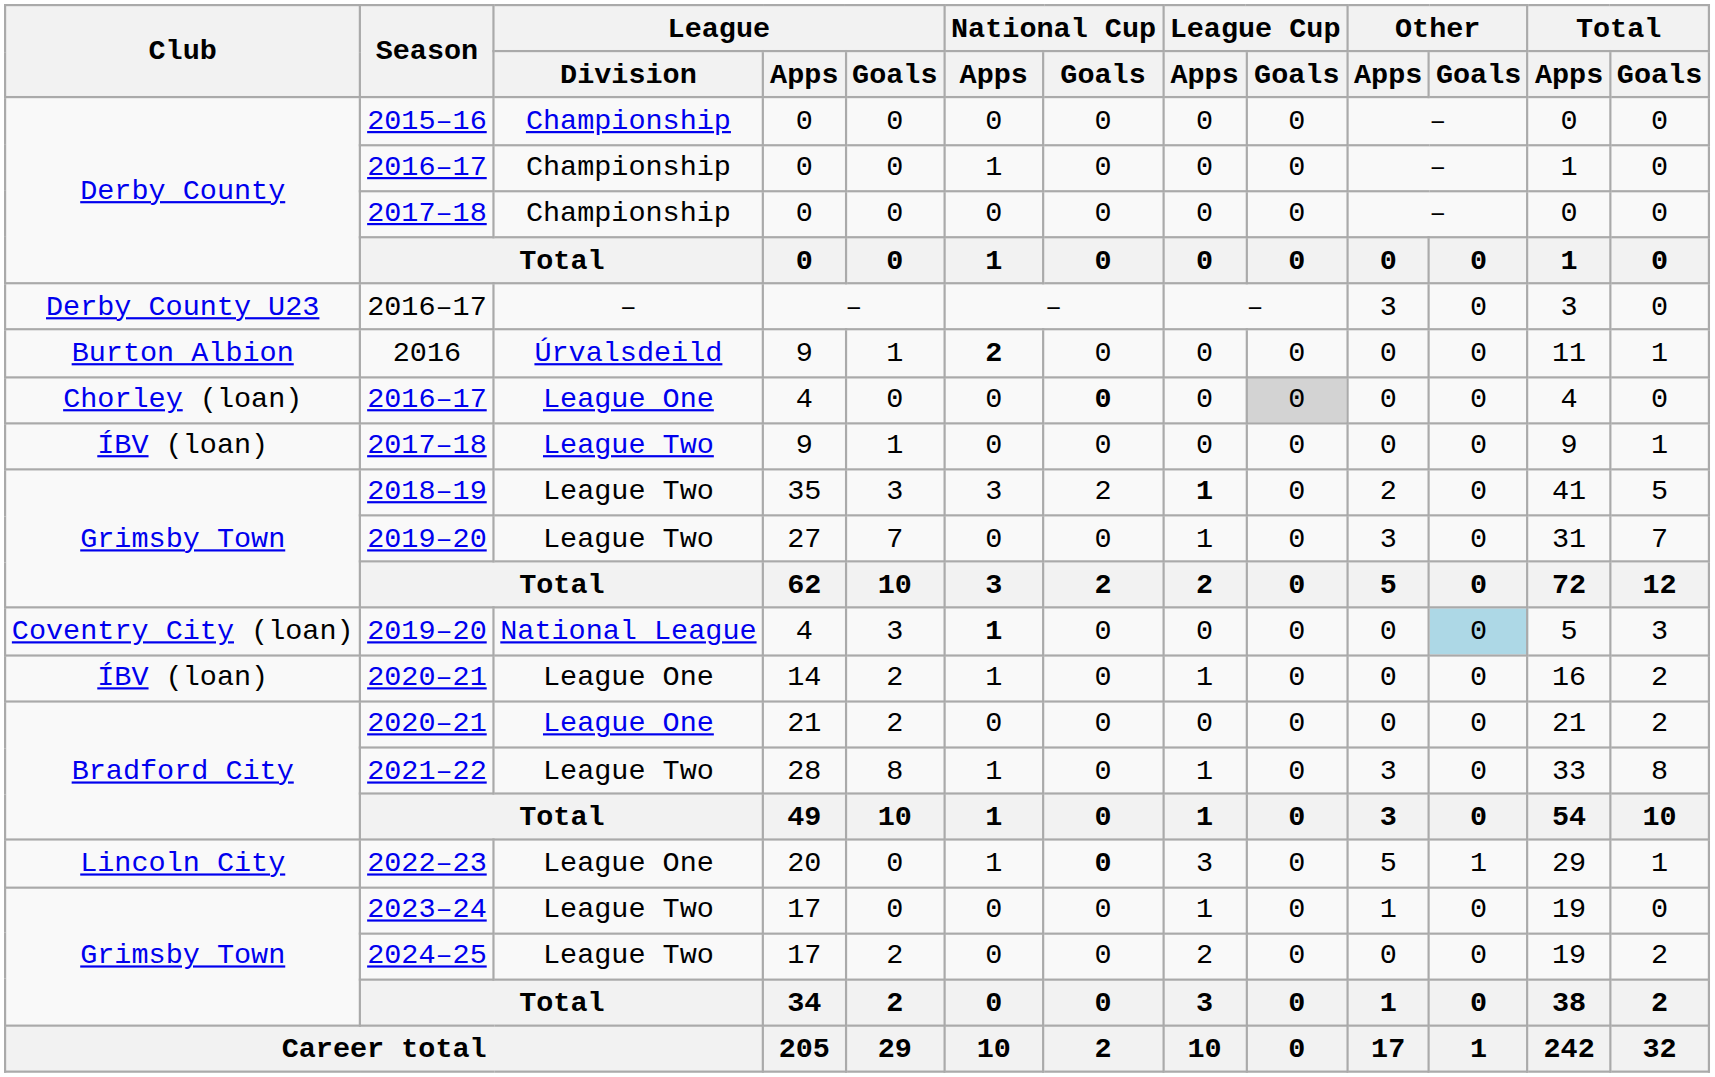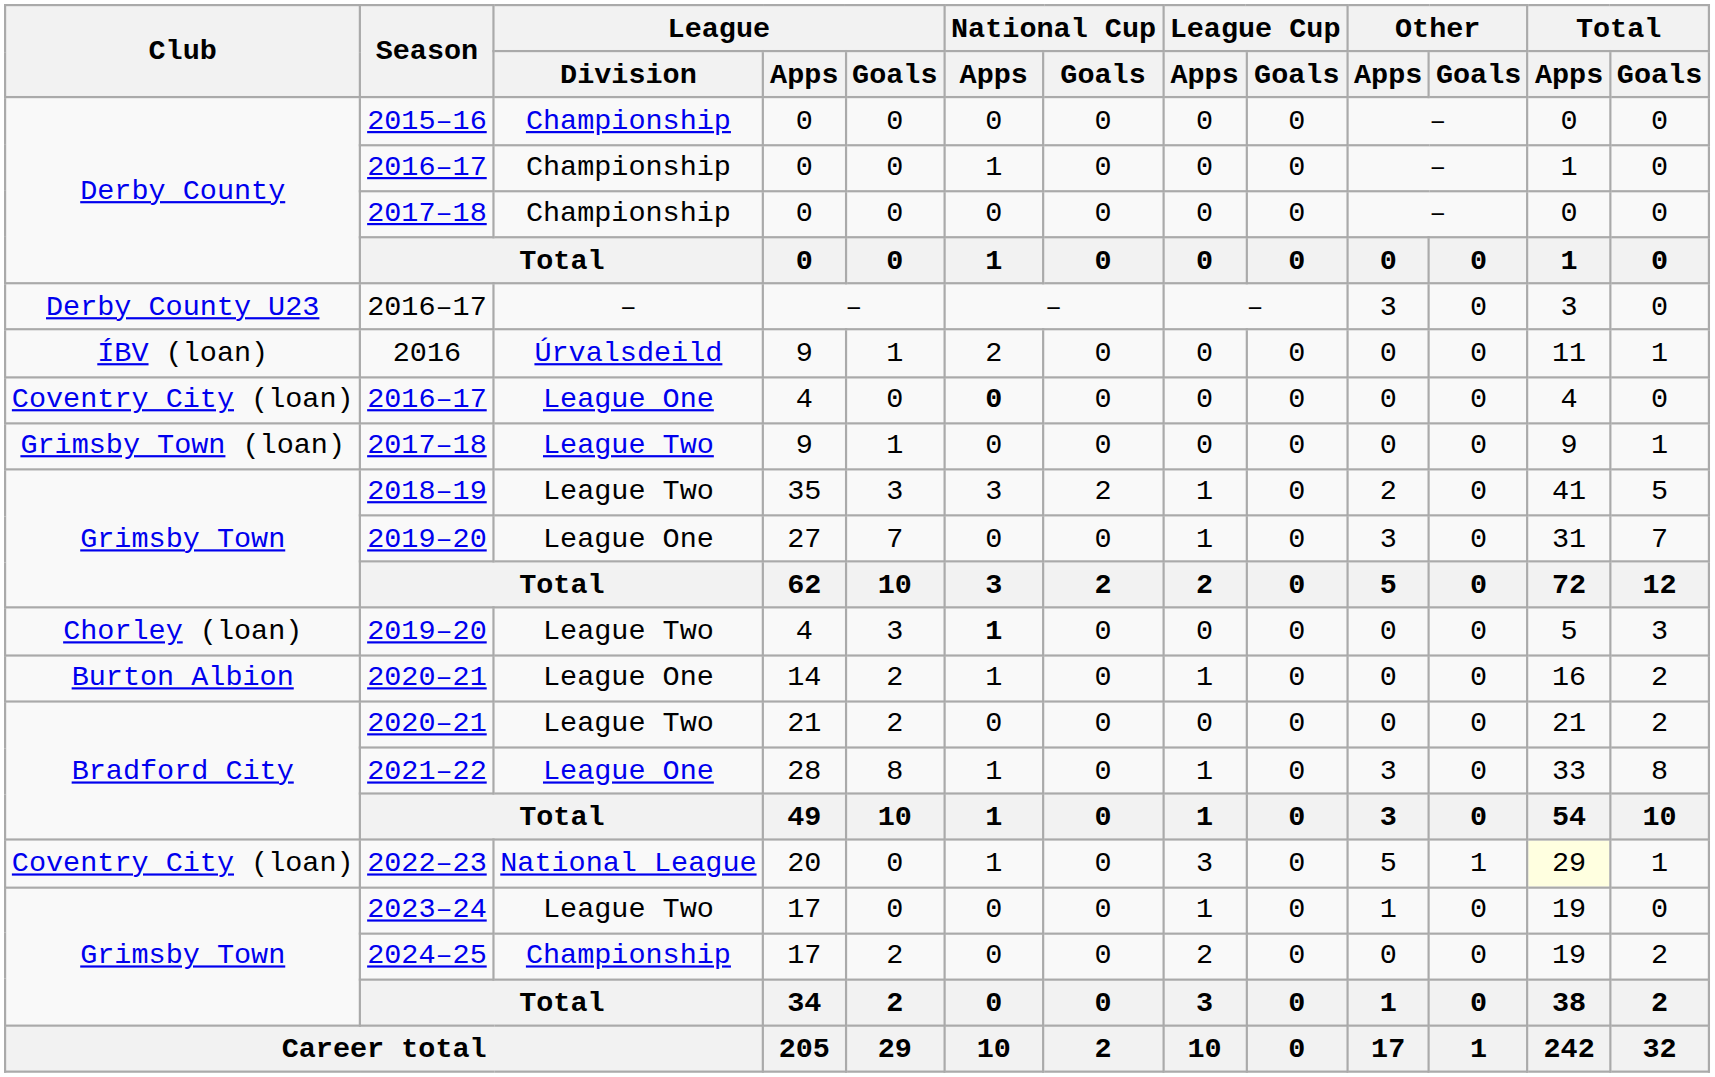(183, 353) Burton Albion -> (183, 353) ÍBV (loan)
(994, 353) bold -> (994, 353) normal
(183, 400) Chorley (loan) -> (183, 400) Coventry City (loan)
(994, 400) normal -> (994, 400) bold
(1103, 400) bold -> (1103, 400) normal
(1297, 400) lightgrey background -> (1297, 400) no background
(183, 446) ÍBV (loan) -> (183, 446) Grimsby Town (loan)
(1205, 492) bold -> (1205, 492) normal
(628, 539) League Two -> (628, 539) League One
(183, 632) Coventry City (loan) -> (183, 632) Chorley (loan)
(628, 632) National League -> (628, 632) League Two
(1479, 632) lightblue background -> (1479, 632) no background
(183, 678) ÍBV (loan) -> (183, 678) Burton Albion
(628, 724) League One -> (628, 724) League Two
(628, 771) League Two -> (628, 771) League One
(183, 864) Lincoln City -> (183, 864) Coventry City (loan)
(628, 864) League One -> (628, 864) National League
(1103, 864) bold -> (1103, 864) normal
(1569, 864) no background -> (1569, 864) lightyellow background
(628, 956) League Two -> (628, 956) Championship
